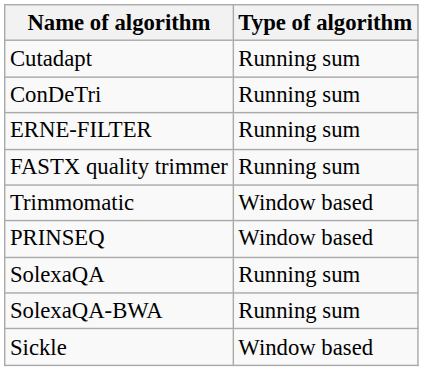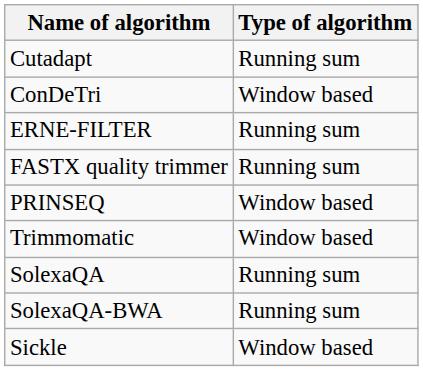(299, 94) Running sum -> (306, 94) Window based
rows swapped: (57, 238) <-> (72, 202)
